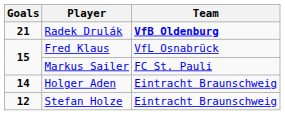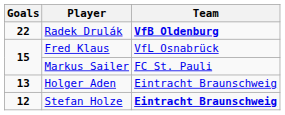(23, 31) 21 -> (23, 31) 22
(23, 84) 14 -> (23, 84) 13
(206, 101) normal -> (206, 101) bold
